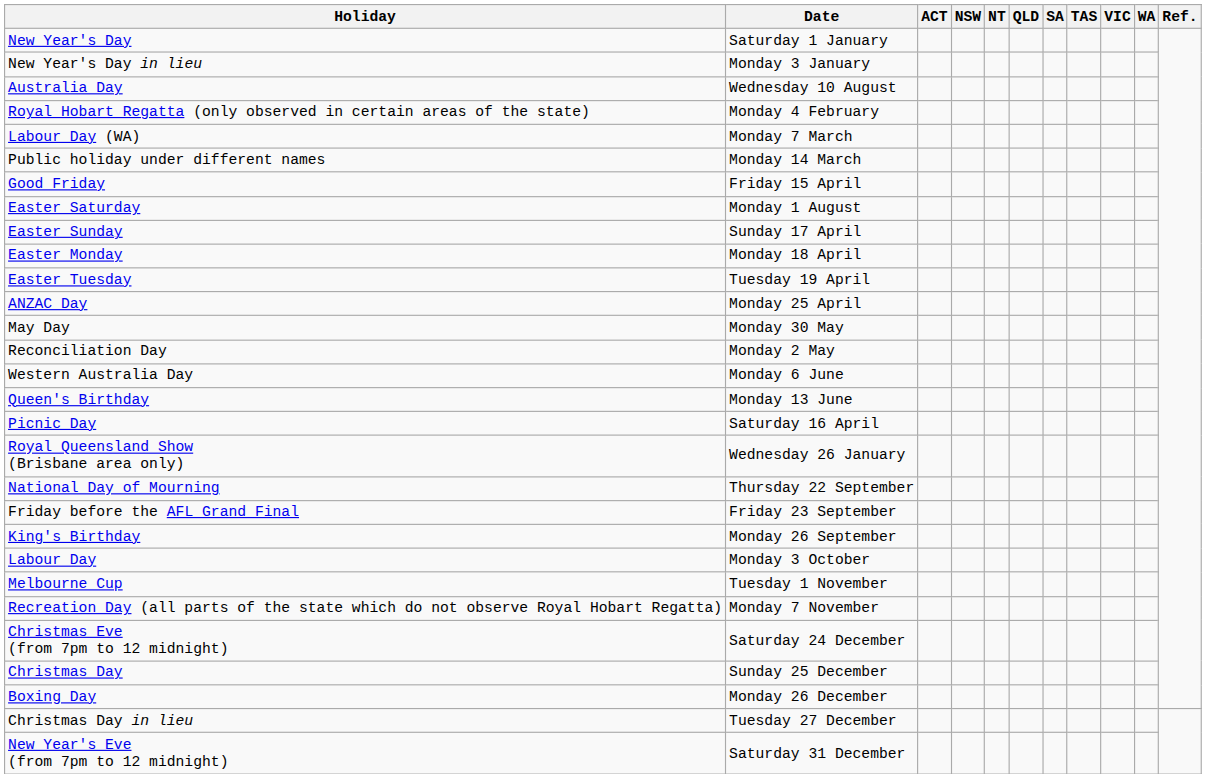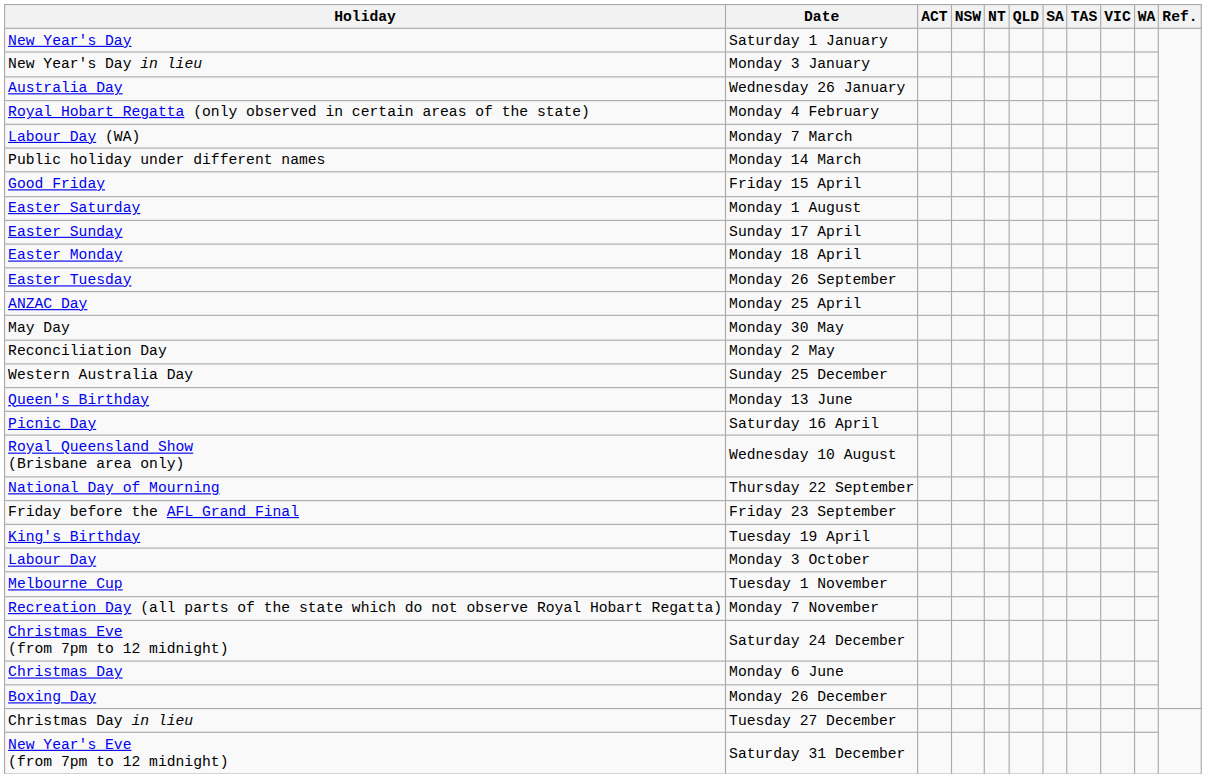(813, 88) Wednesday 10 August -> (817, 88) Wednesday 26 January
(800, 280) Tuesday 19 April -> (813, 280) Monday 26 September
(786, 376) Monday 6 June -> (808, 376) Sunday 25 December
(817, 456) Wednesday 26 January -> (813, 456) Wednesday 10 August
(813, 536) Monday 26 September -> (800, 536) Tuesday 19 April
(808, 673) Sunday 25 December -> (786, 673) Monday 6 June
